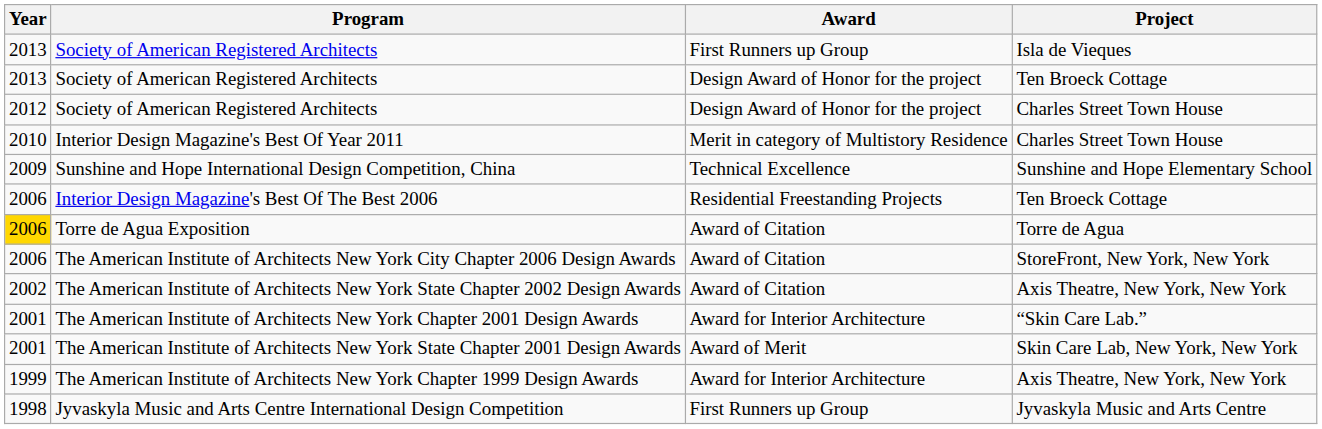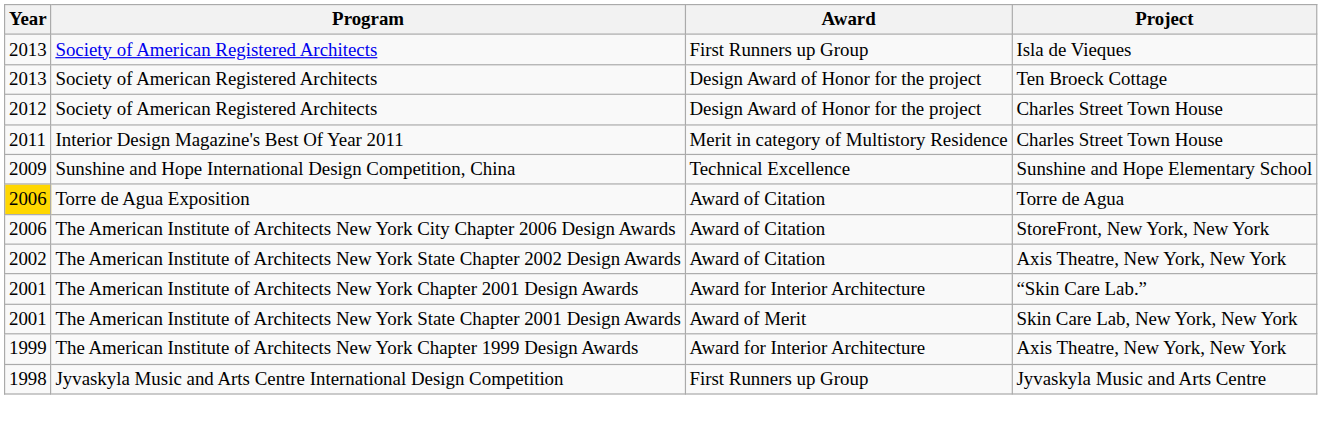(28, 139) 2010 -> (27, 139) 2011
- row: (246, 199)
